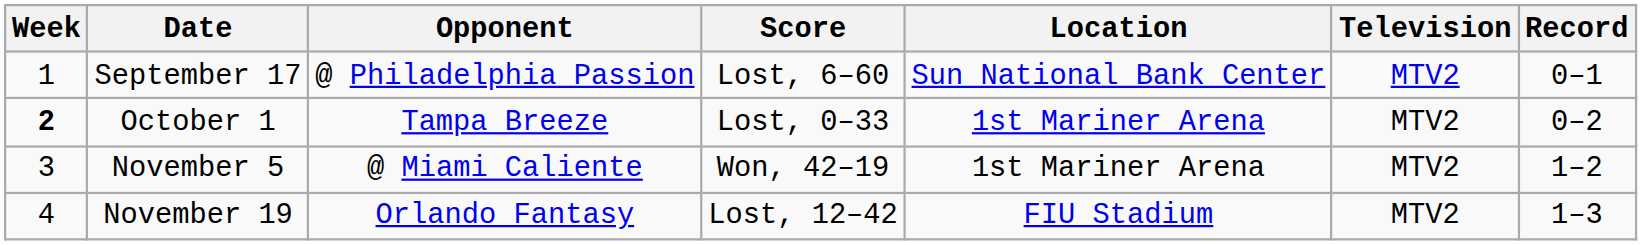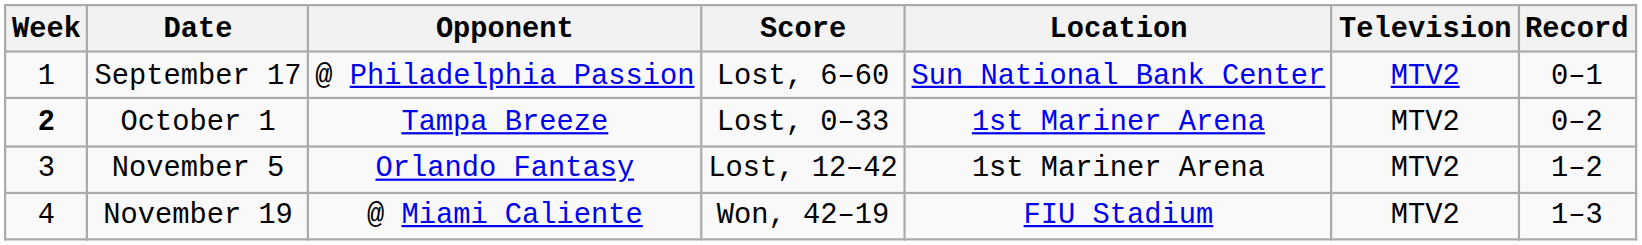(505, 169) @ Miami Caliente -> (505, 169) Orlando Fantasy
(803, 169) Won, 42–19 -> (803, 169) Lost, 12–42
(505, 216) Orlando Fantasy -> (505, 216) @ Miami Caliente
(803, 216) Lost, 12–42 -> (803, 216) Won, 42–19
